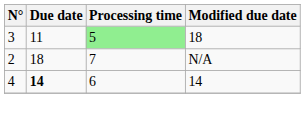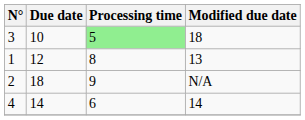(36, 37) 11 -> (37, 37) 10
+ row: (11, 59)
(93, 59) 7 -> (93, 81) 9
(37, 81) bold -> (37, 103) normal
